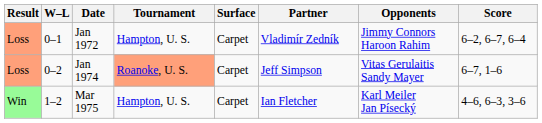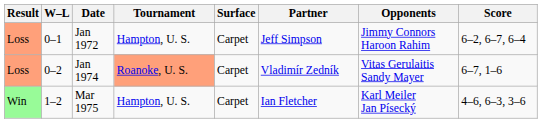(300, 38) Vladimír Zedník -> (291, 38) Jeff Simpson
(291, 70) Jeff Simpson -> (300, 70) Vladimír Zedník
